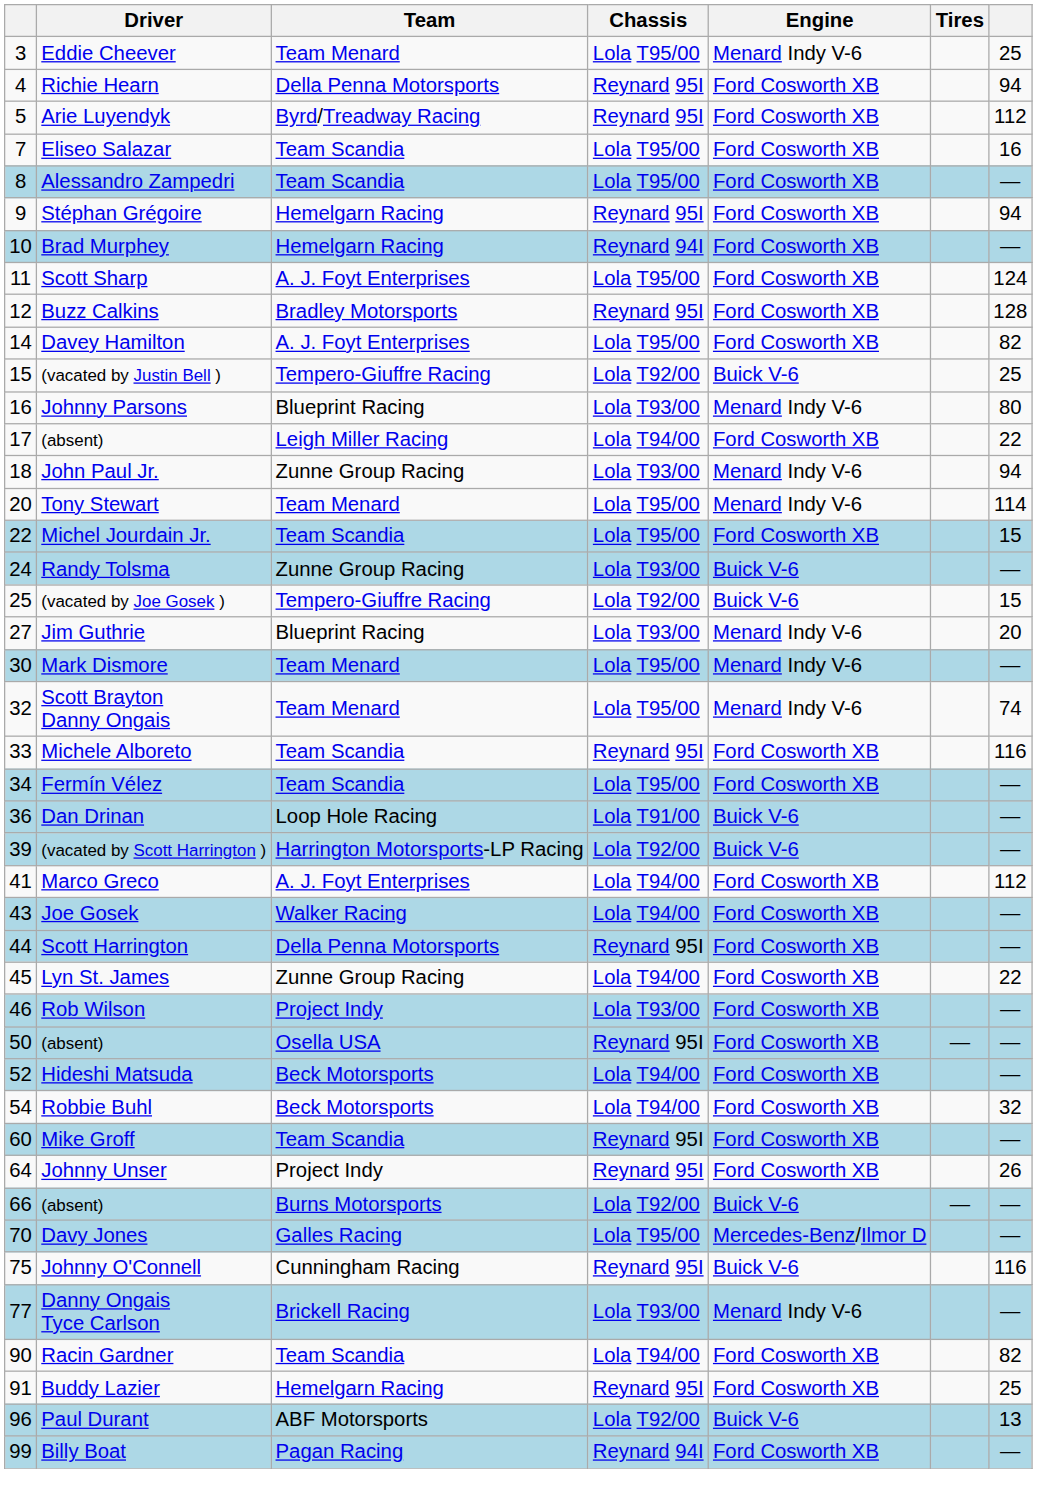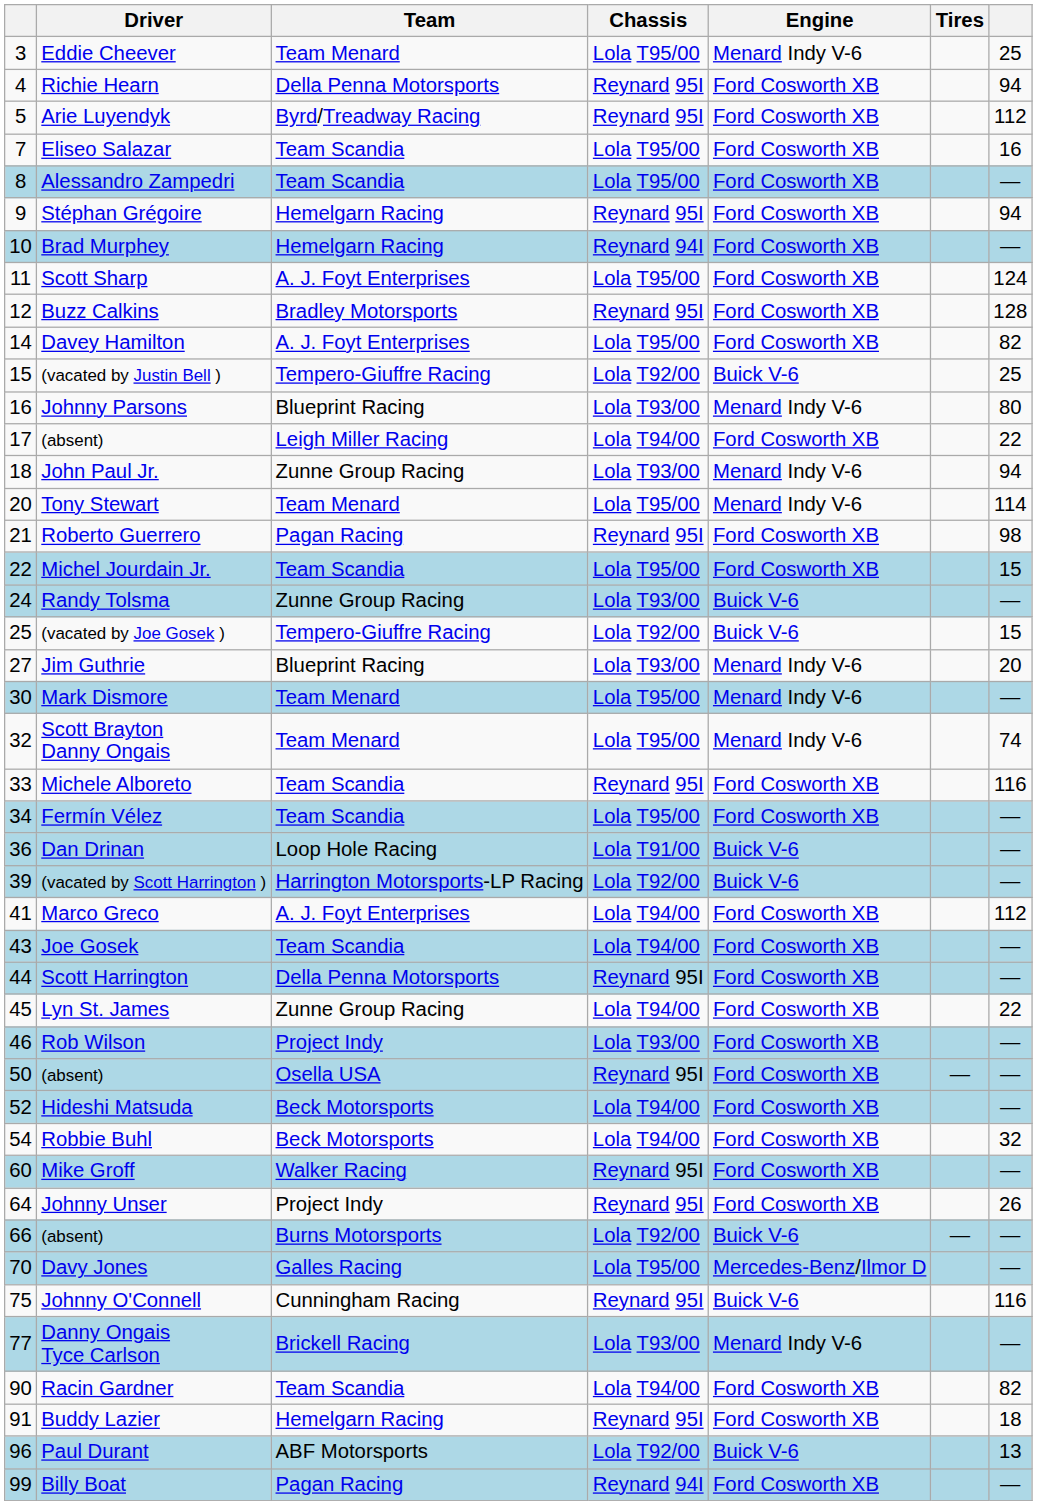+ row: (21, 536)
(341, 913) Walker Racing -> (340, 945) Team Scandia
(340, 1139) Team Scandia -> (341, 1171) Walker Racing
(1010, 1387) 25 -> (1010, 1419) 18
